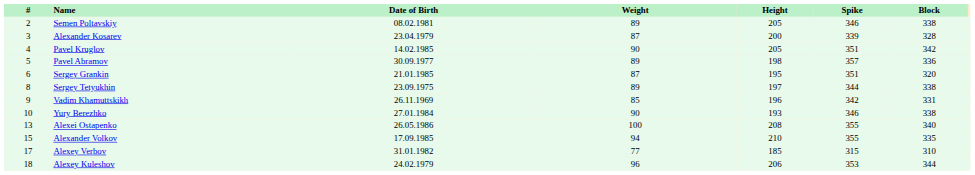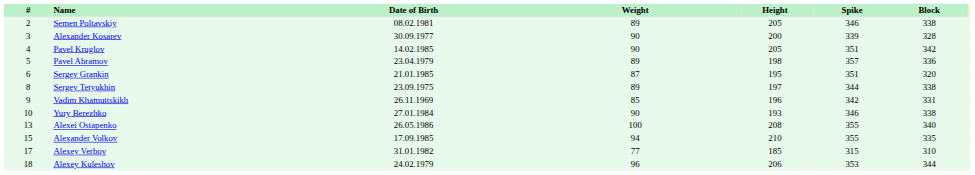(414, 36) 23.04.1979 -> (414, 36) 30.09.1977
(635, 36) 87 -> (635, 36) 90
(414, 61) 30.09.1977 -> (414, 61) 23.04.1979
